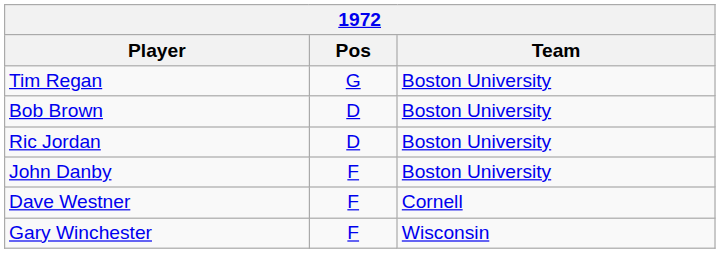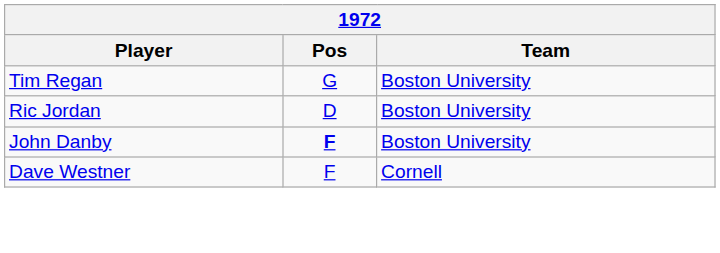- row: (56, 111)
(353, 171) normal -> (330, 141) bold
- row: (81, 232)
